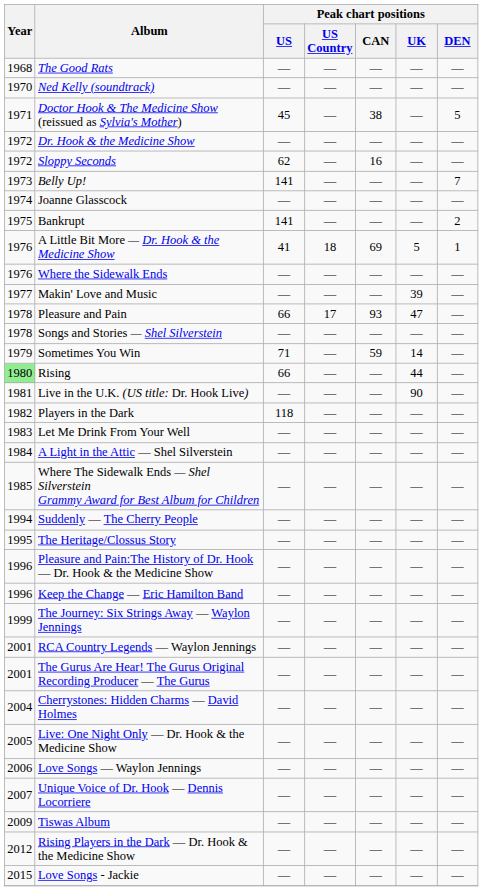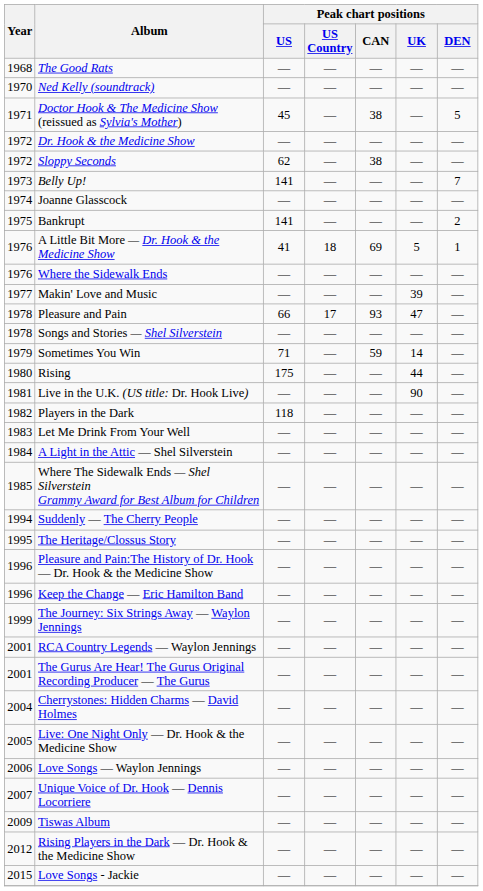(376, 161) 16 -> (376, 161) 38
(20, 373) lightgreen background -> (20, 373) no background
(284, 373) 66 -> (284, 373) 175
